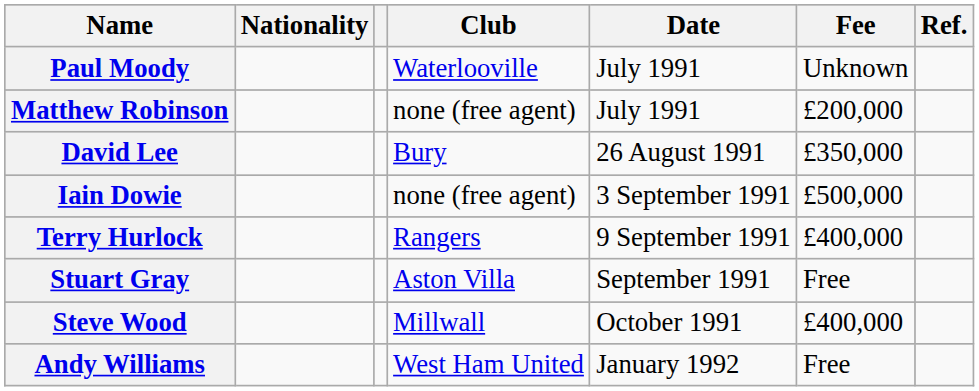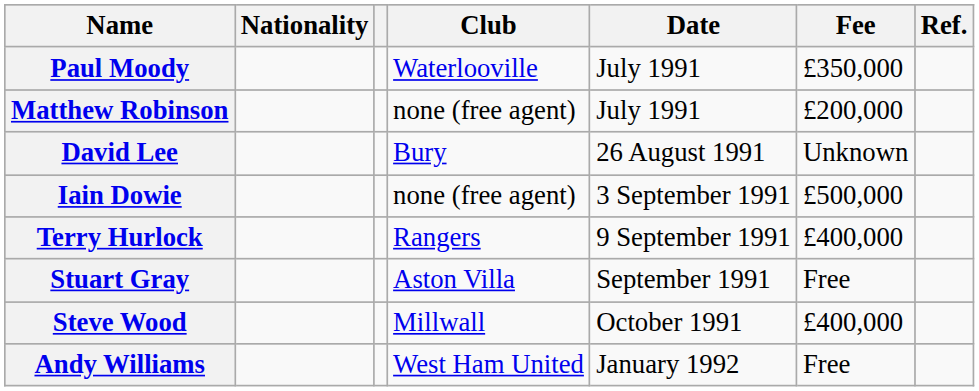(856, 68) Unknown -> (853, 68) £350,000
(853, 152) £350,000 -> (856, 152) Unknown
